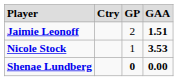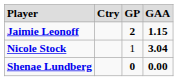(132, 31) normal -> (132, 31) bold
(158, 31) 1.51 -> (158, 31) 1.15
(158, 48) 3.53 -> (158, 48) 3.04
